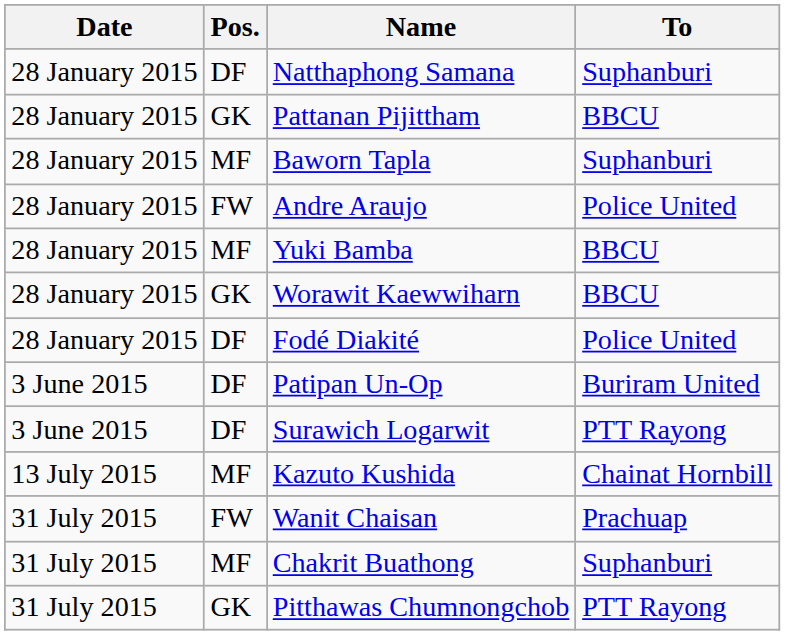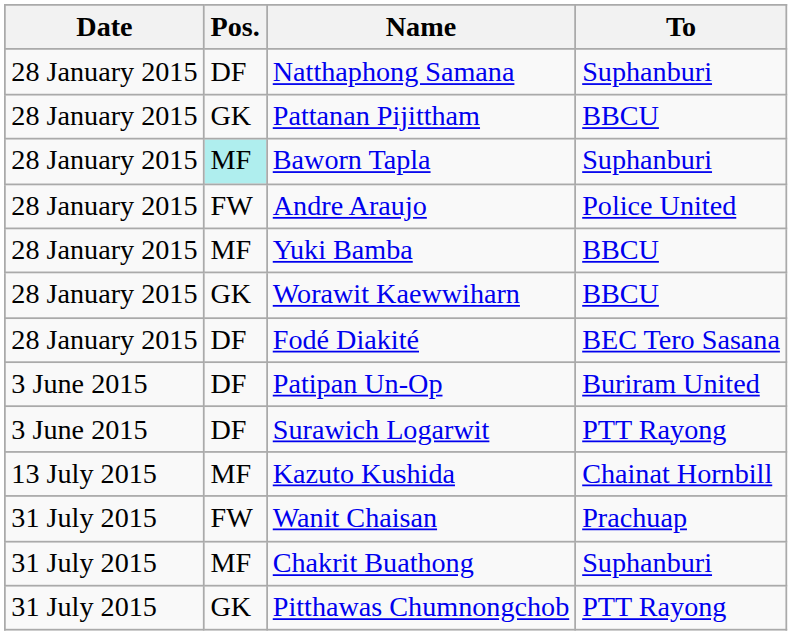(231, 160) no background -> (231, 160) paleturquoise background
(659, 339) Police United -> (681, 339) BEC Tero Sasana
